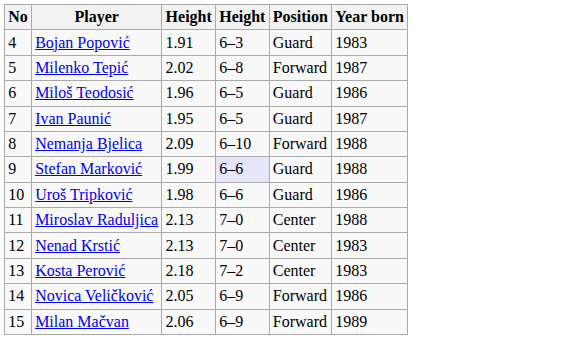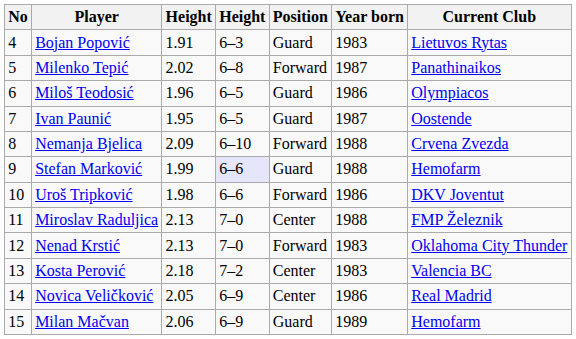+ column: (489, 17)
(293, 194) Guard -> (300, 194) Forward
(294, 245) Center -> (300, 245) Forward
(300, 296) Forward -> (294, 296) Center
(300, 321) Forward -> (293, 321) Guard
